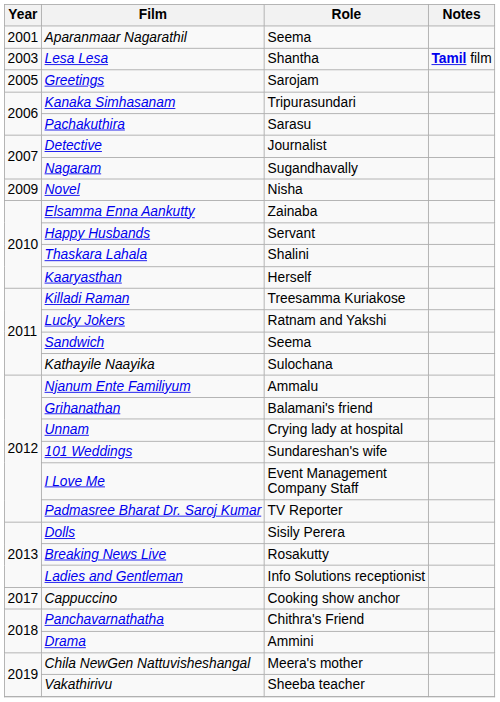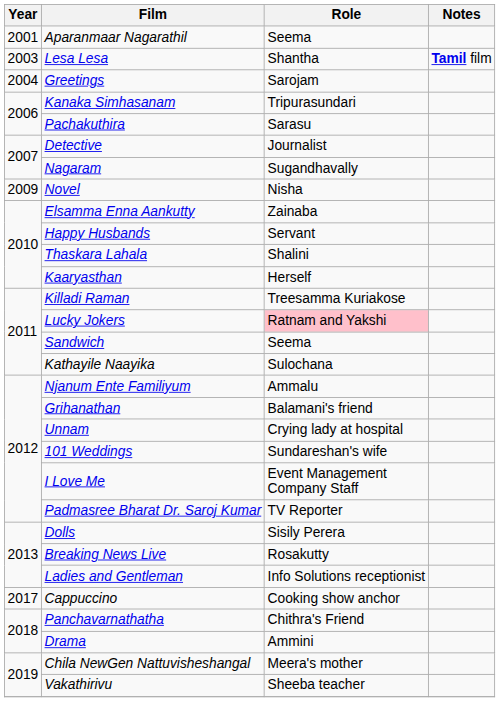(23, 80) 2005 -> (23, 80) 2004
(327, 320) no background -> (327, 320) pink background
